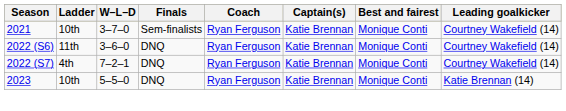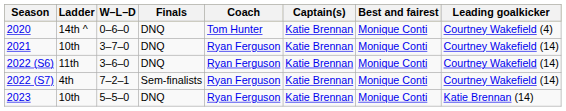+ row: (19, 30)
(171, 30) Sem-finalists -> (153, 47) DNQ
(153, 64) DNQ -> (171, 81) Sem-finalists
